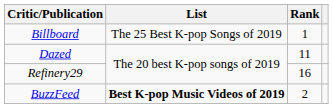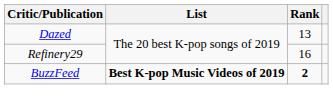- row: (55, 34)
(305, 53) 11 -> (305, 34) 13
(305, 93) normal -> (305, 73) bold
